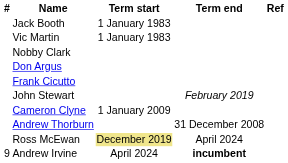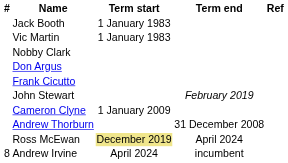(7, 154) 9 -> (7, 154) 8
(219, 154) bold -> (219, 154) normal
